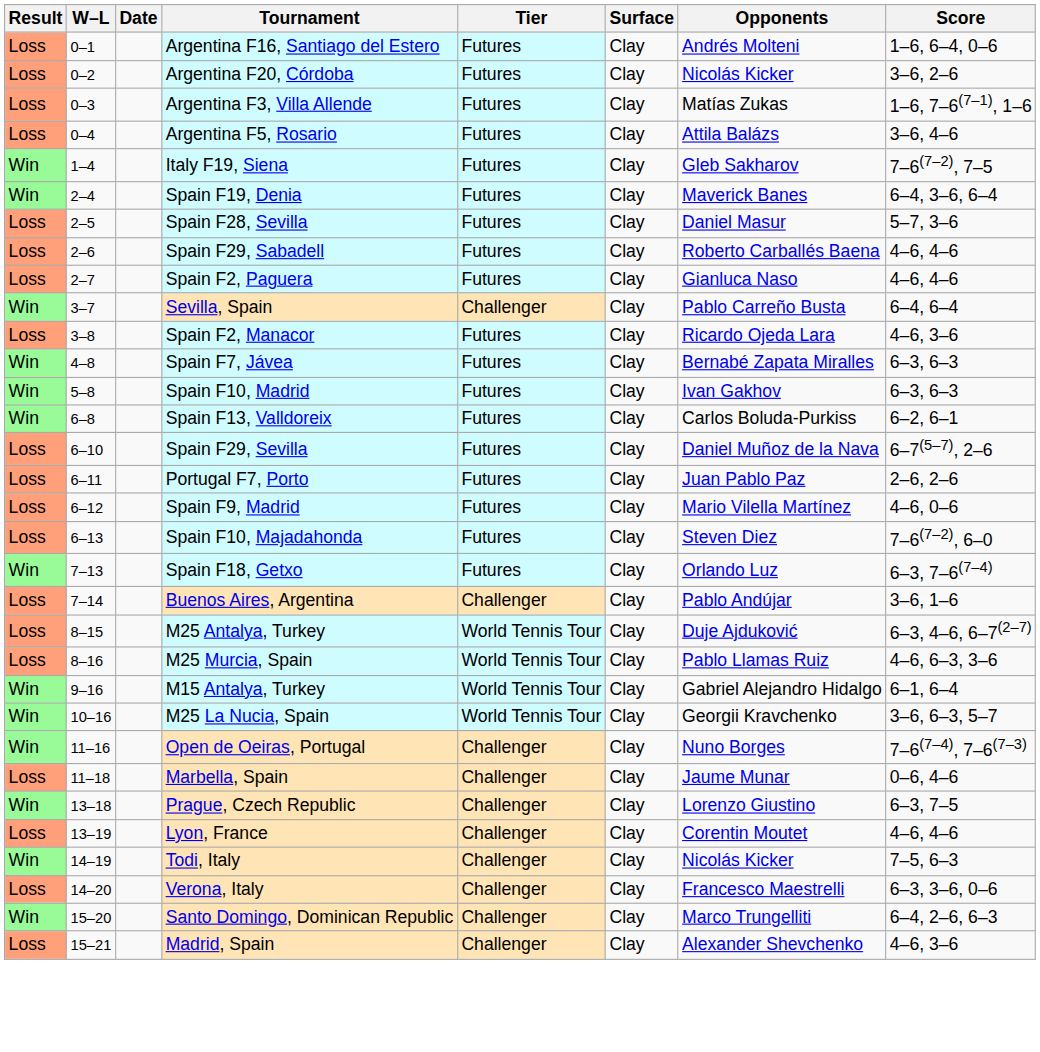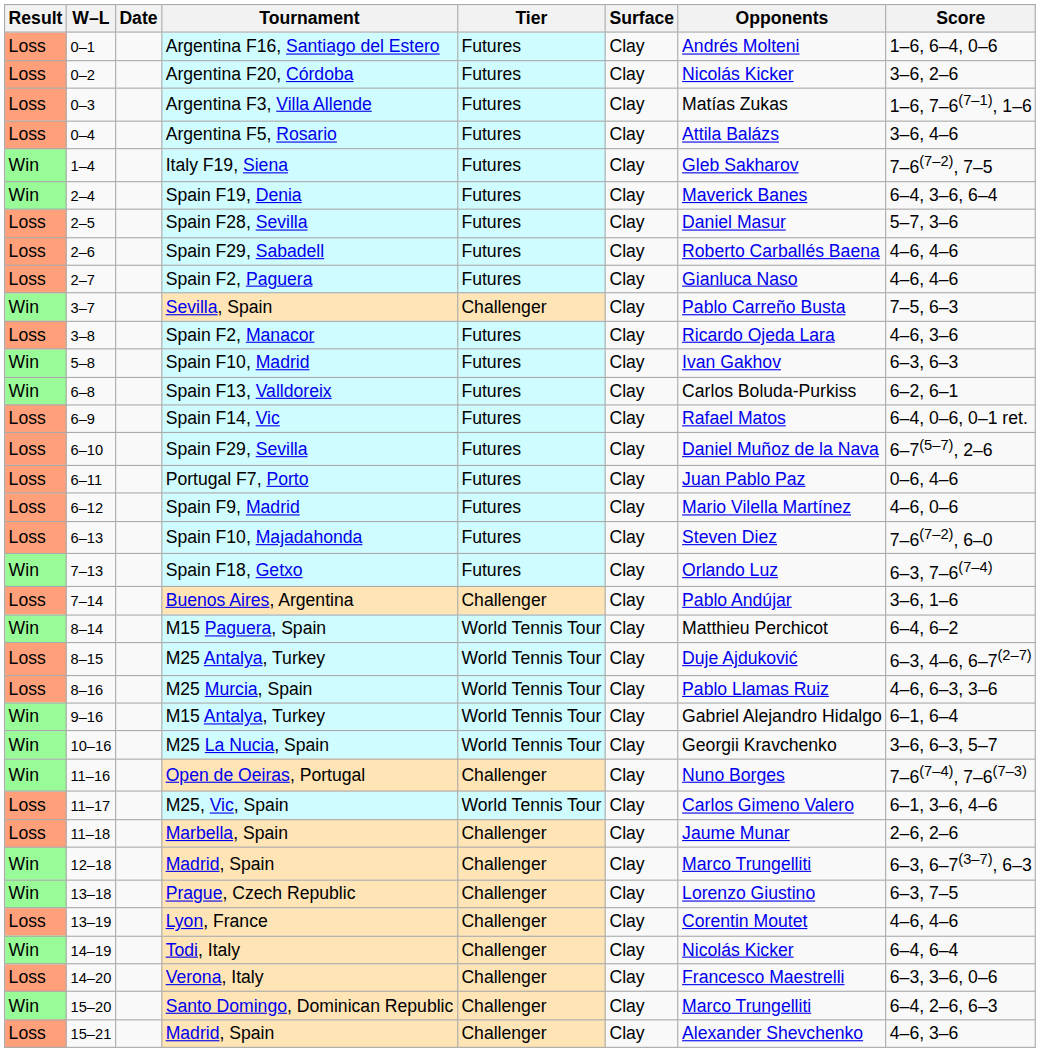(924, 307) 6–4, 6–4 -> (924, 307) 7–5, 6–3
- row: (83, 364)
+ row: (83, 419)
(924, 479) 2–6, 2–6 -> (924, 479) 0–6, 4–6
+ row: (87, 629)
+ row: (90, 806)
(924, 777) 0–6, 4–6 -> (924, 833) 2–6, 2–6
+ row: (91, 864)
(924, 861) 7–5, 6–3 -> (924, 949) 6–4, 6–4
